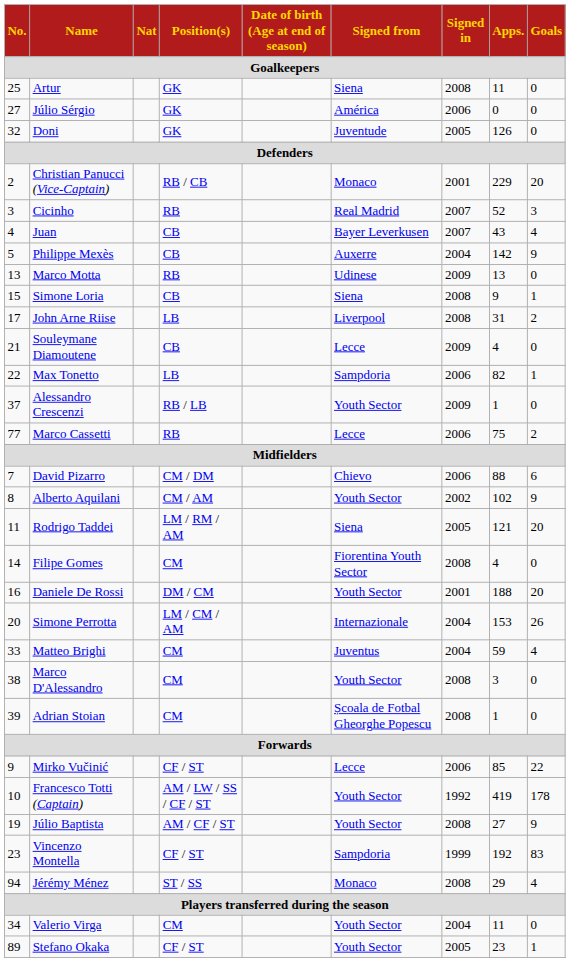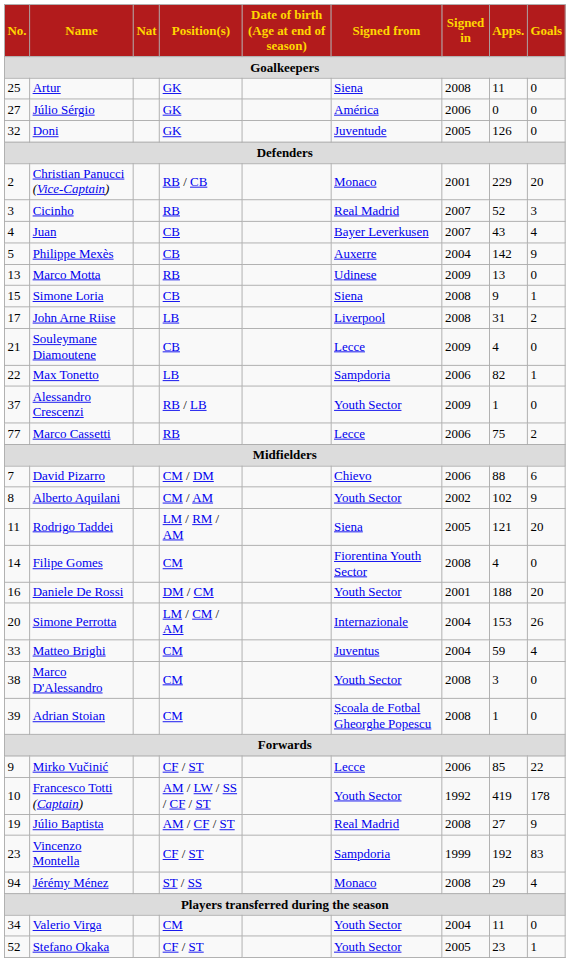(368, 825) Youth Sector -> (367, 825) Real Madrid
(14, 947) 89 -> (14, 947) 52
